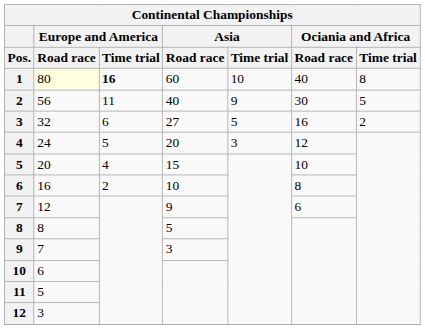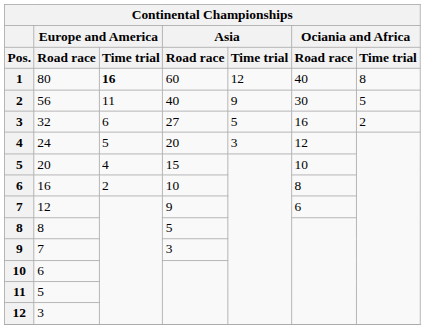(44, 79) lightyellow background -> (44, 79) no background
(237, 79) 10 -> (237, 79) 12
